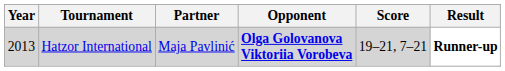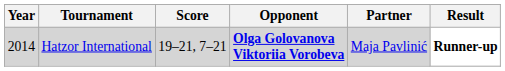columns swapped: (196, 16) <-> (393, 16)
(21, 46) 2013 -> (21, 46) 2014
